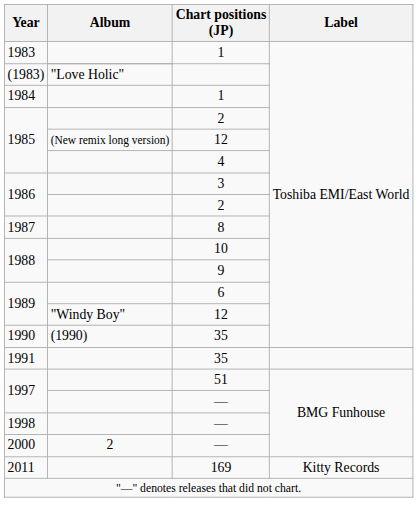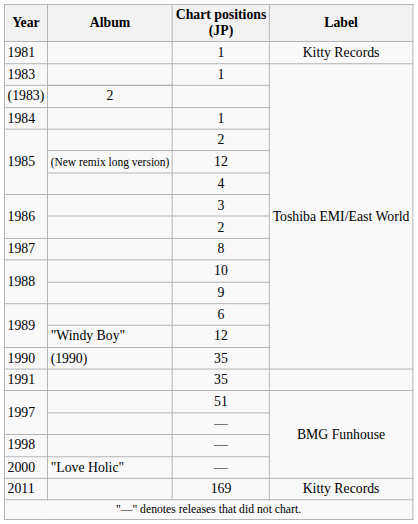+ row: (21, 52)
(87, 74) "Love Holic" -> (110, 96) 2
(110, 445) 2 -> (87, 467) "Love Holic"
